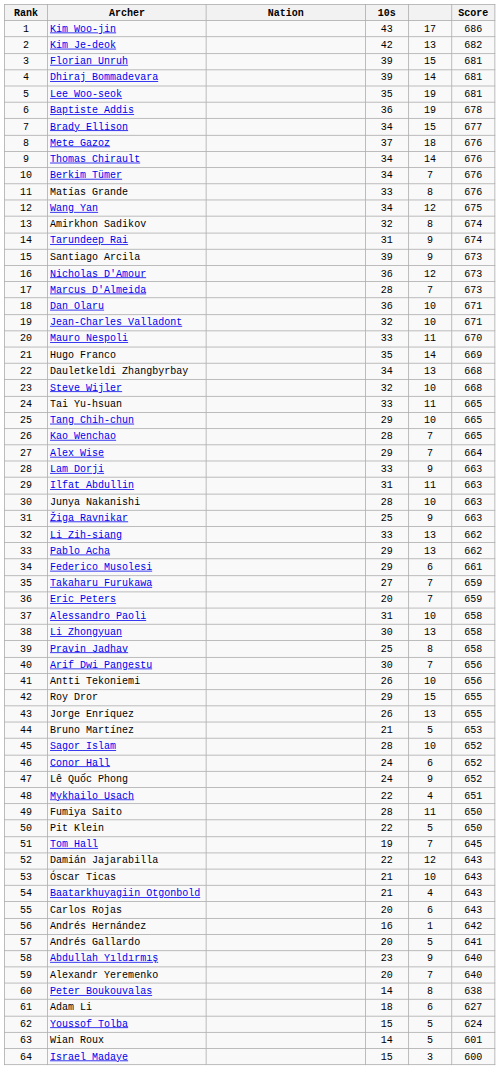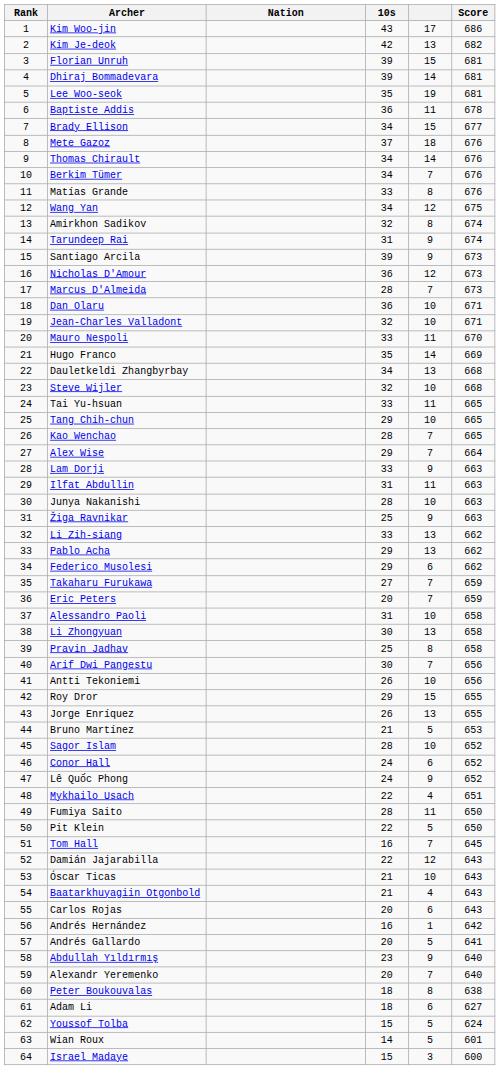(430, 110) 19 -> (430, 110) 11
(473, 567) 661 -> (473, 567) 662
(387, 845) 19 -> (387, 845) 16
(387, 991) 14 -> (387, 991) 18
